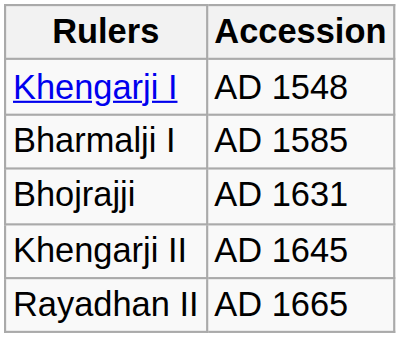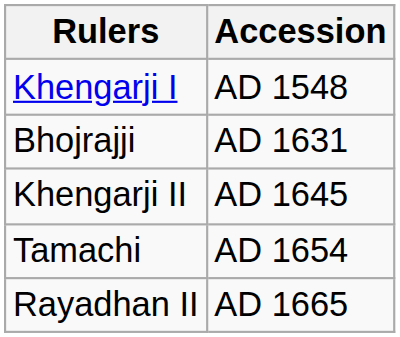- row: (94, 140)
+ row: (77, 250)
